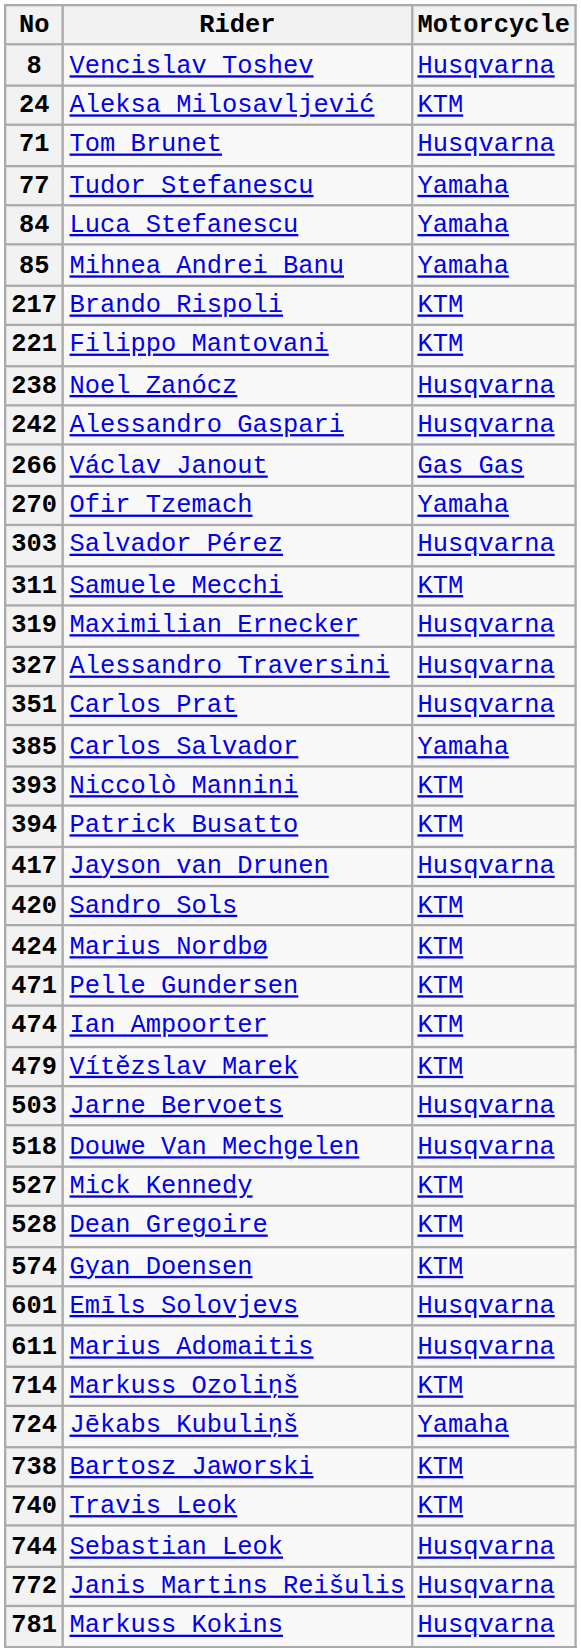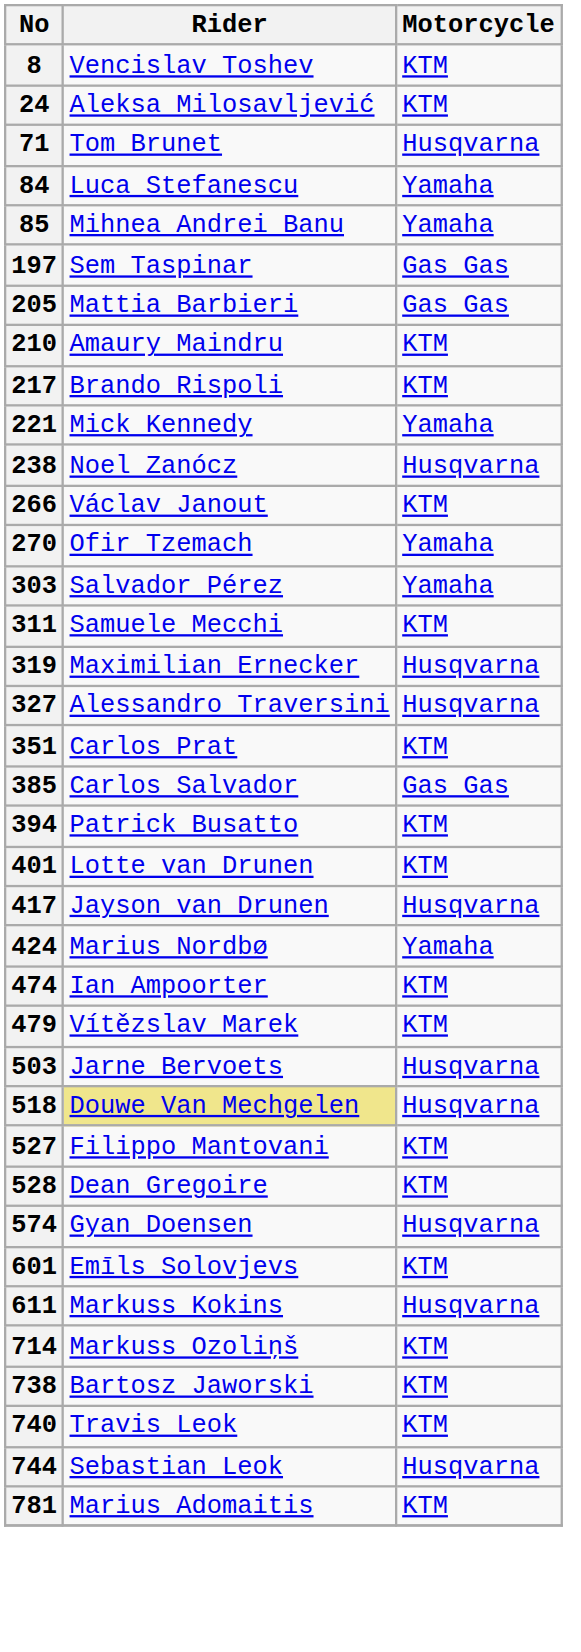(486, 65) Husqvarna -> (425, 65) KTM
- row: (34, 185)
+ row: (34, 265)
+ row: (34, 305)
+ row: (34, 345)
(199, 345) Filippo Mantovani -> (161, 426) Mick Kennedy
(440, 345) KTM -> (448, 426) Yamaha
- row: (34, 426)
(471, 466) Gas Gas -> (425, 506) KTM
(486, 546) Husqvarna -> (448, 586) Yamaha
(486, 706) Husqvarna -> (425, 746) KTM
(463, 746) Yamaha -> (456, 786) Gas Gas
- row: (34, 786)
+ row: (34, 866)
- row: (34, 906)
(440, 946) KTM -> (448, 946) Yamaha
- row: (34, 986)
(214, 1146) no background -> (214, 1106) khaki background
(161, 1186) Mick Kennedy -> (199, 1146) Filippo Mantovani
(440, 1266) KTM -> (471, 1226) Husqvarna
(486, 1306) Husqvarna -> (425, 1266) KTM
(192, 1346) Marius Adomaitis -> (176, 1306) Markuss Kokins
- row: (34, 1426)
- row: (34, 1587)
(176, 1627) Markuss Kokins -> (192, 1506) Marius Adomaitis
(486, 1627) Husqvarna -> (425, 1506) KTM
